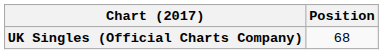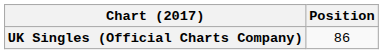(342, 38) 68 -> (342, 38) 86
